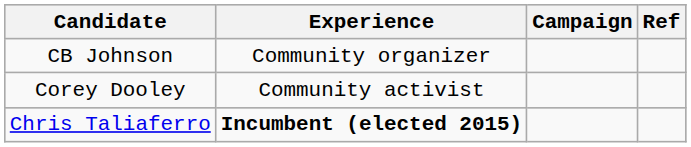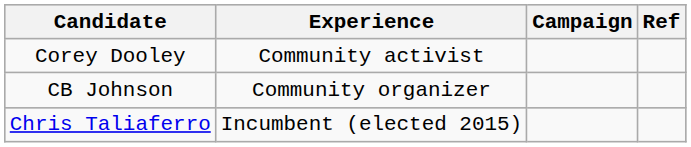rows swapped: (110, 90) <-> (110, 56)
(371, 124) bold -> (371, 124) normal
